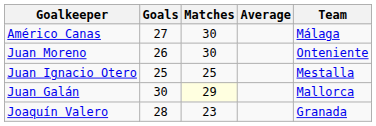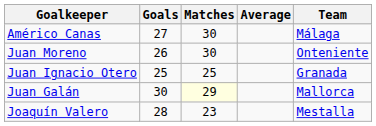(325, 73) Mestalla -> (322, 73) Granada
(322, 112) Granada -> (325, 112) Mestalla
